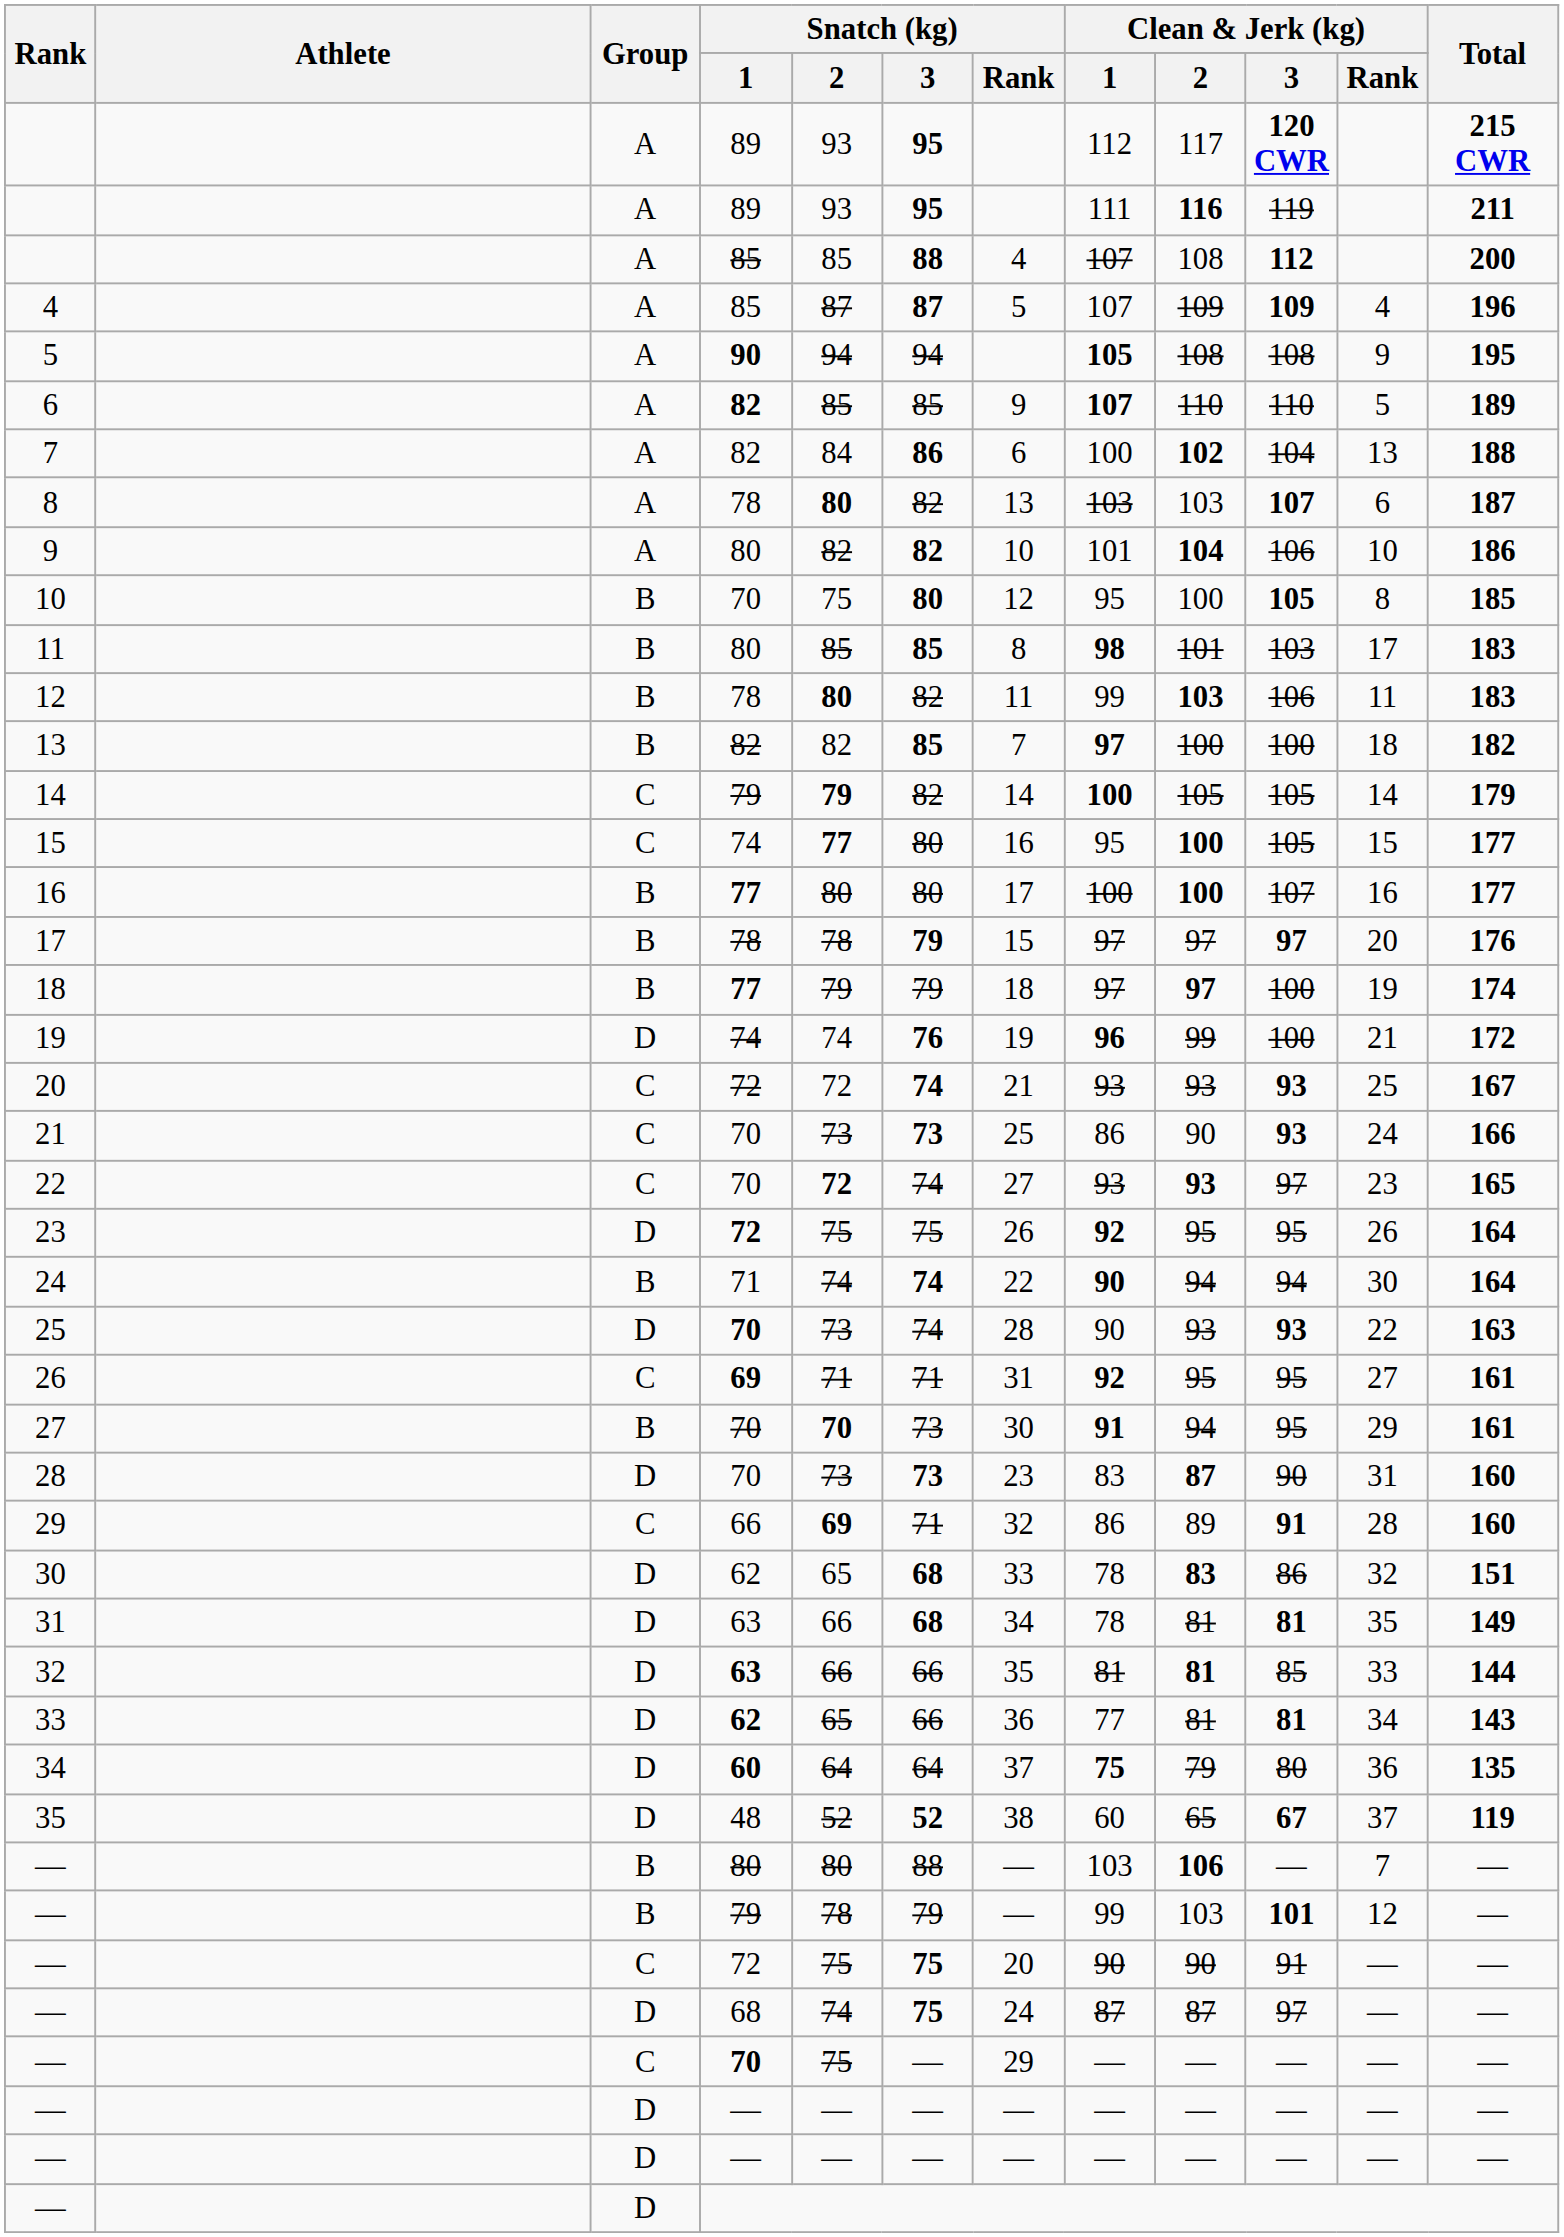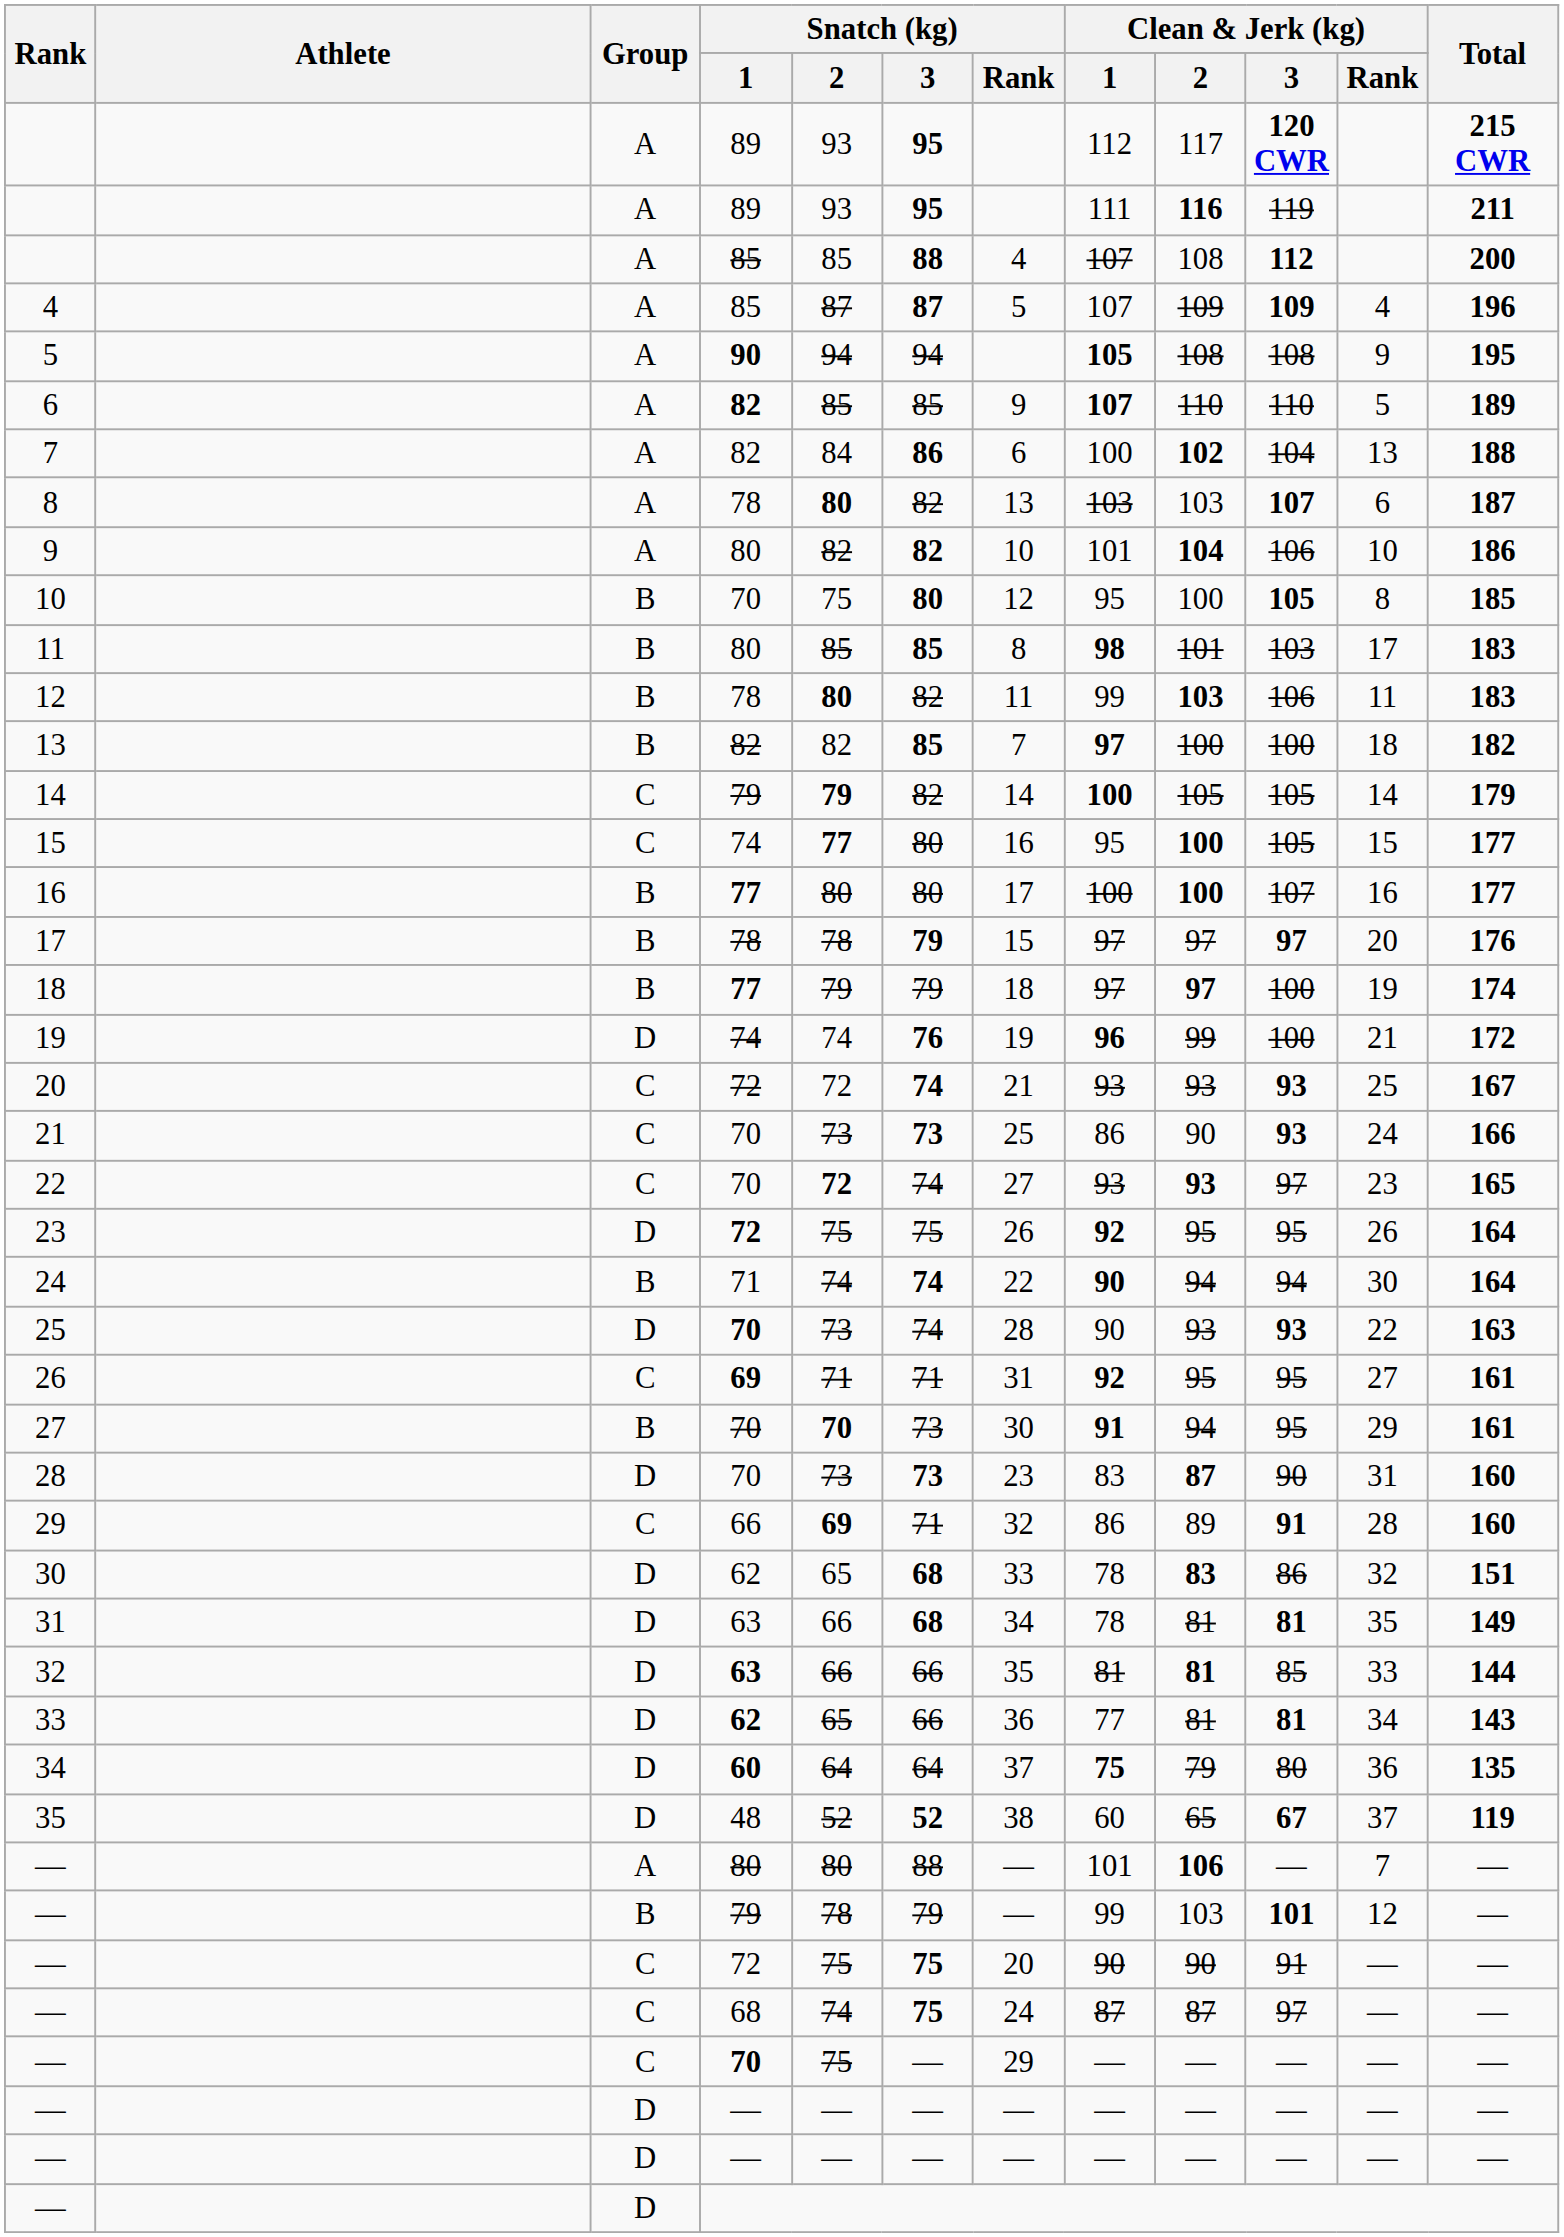(645, 1866) B -> (645, 1866) A
(1110, 1866) 103 -> (1110, 1866) 101
(645, 2012) D -> (645, 2012) C
